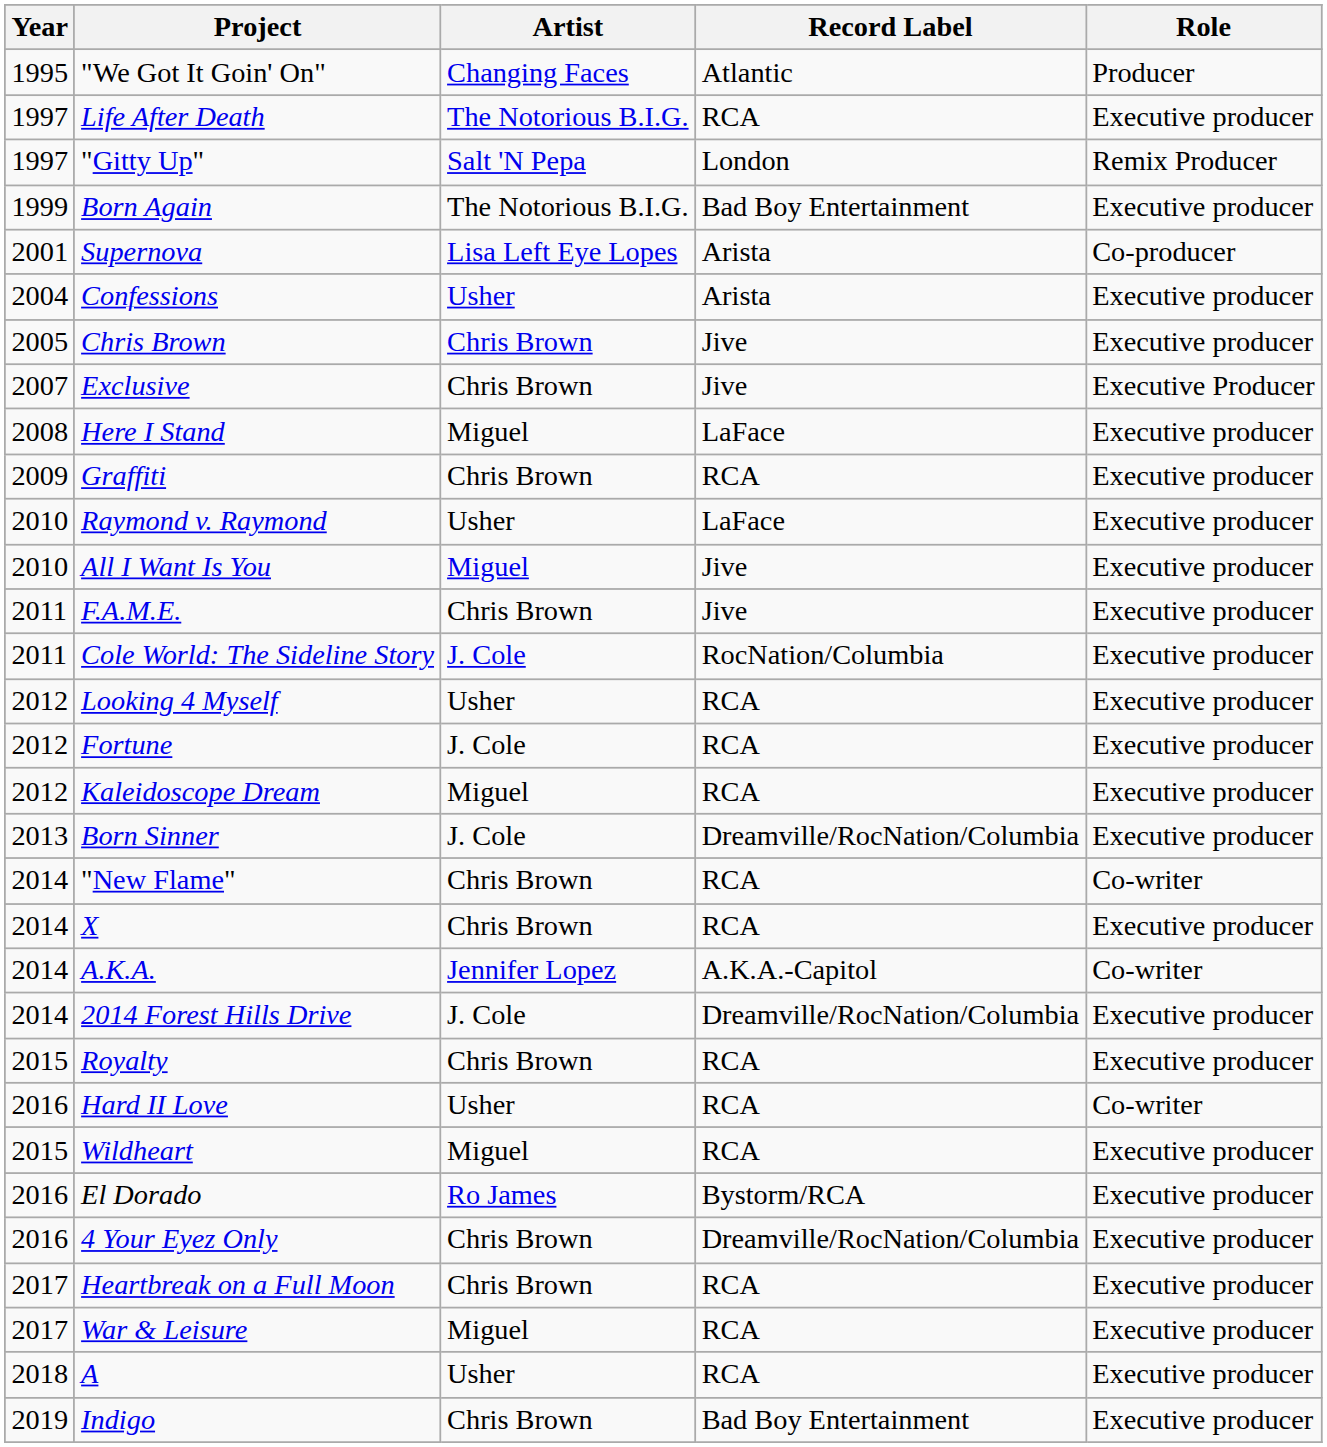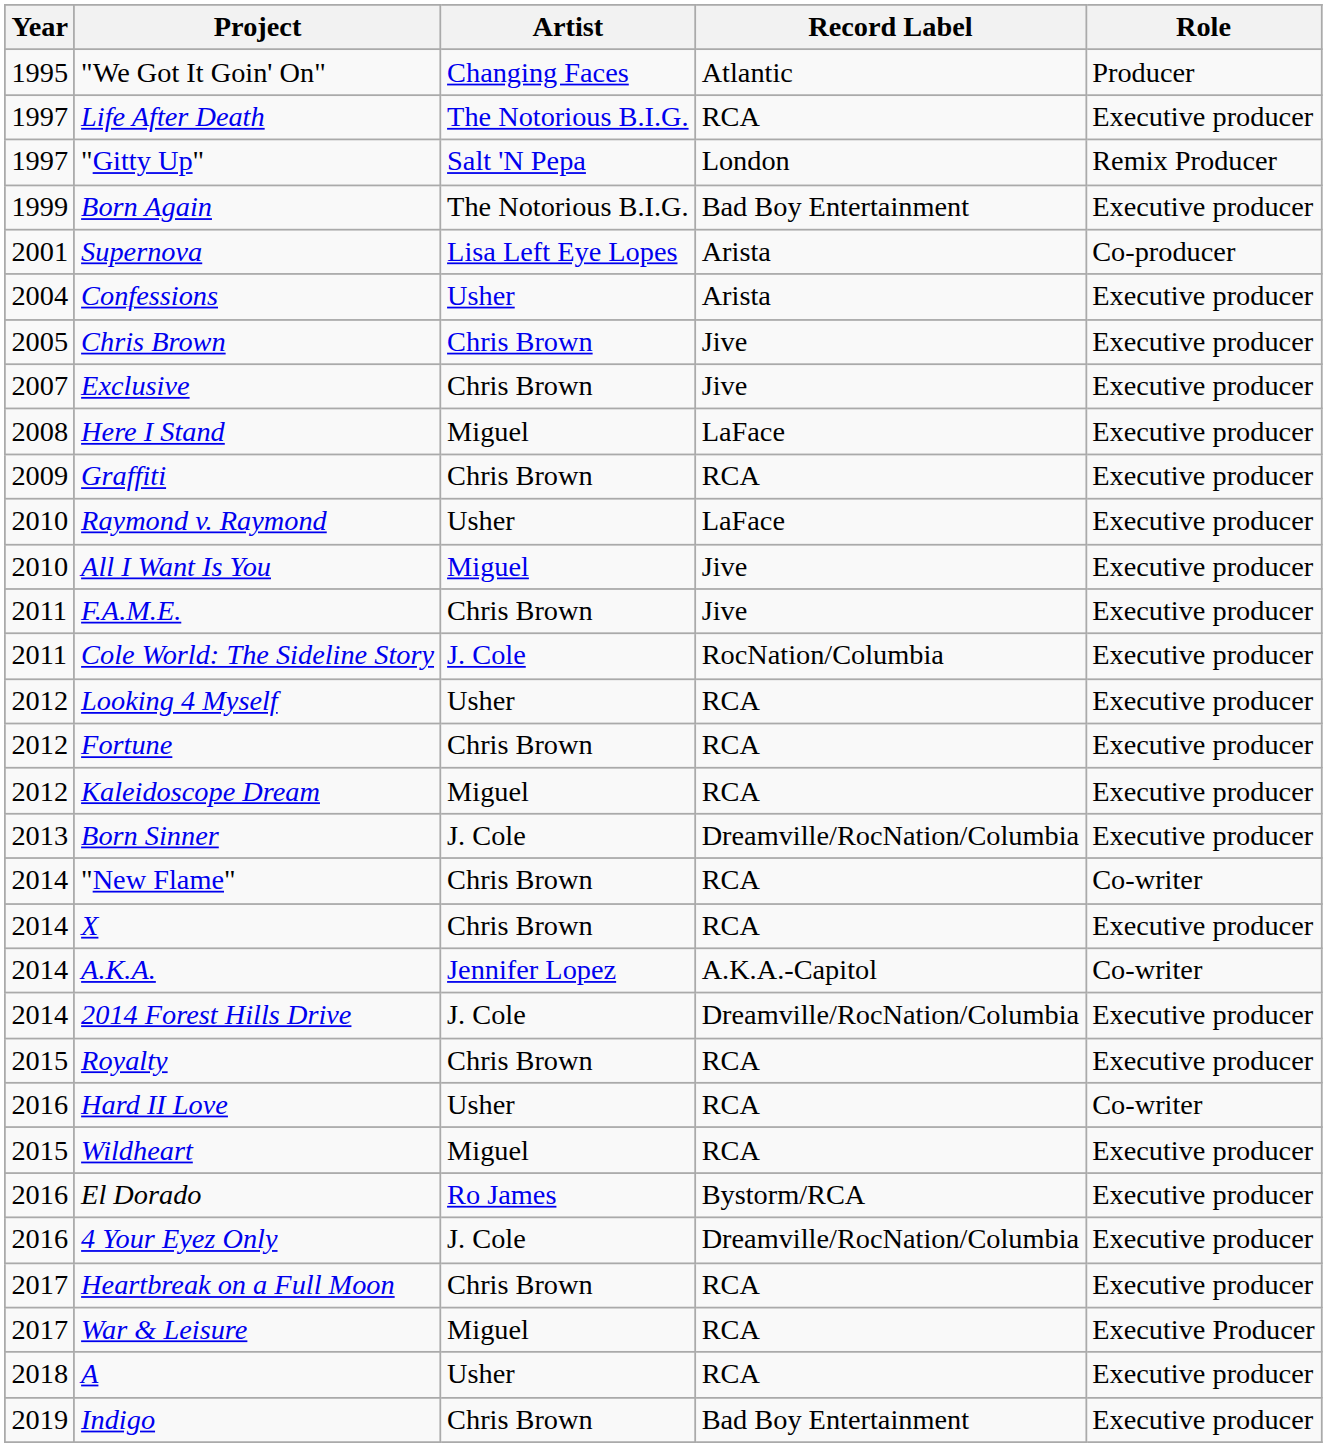(1203, 386) Executive Producer -> (1203, 386) Executive producer
(486, 745) J. Cole -> (520, 745) Chris Brown
(520, 1239) Chris Brown -> (486, 1239) J. Cole
(1203, 1329) Executive producer -> (1203, 1329) Executive Producer
